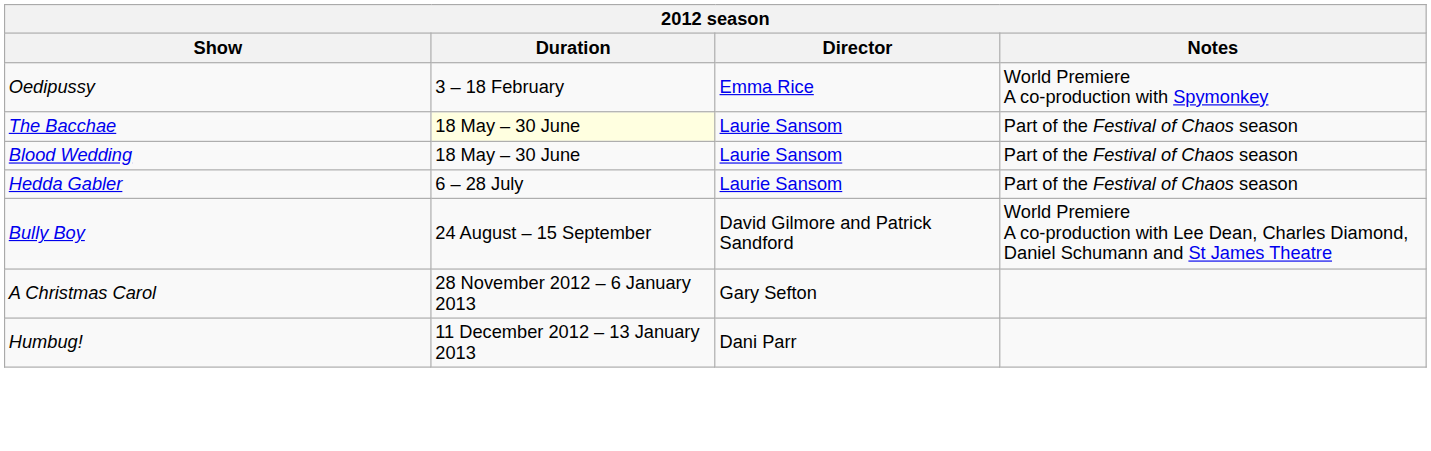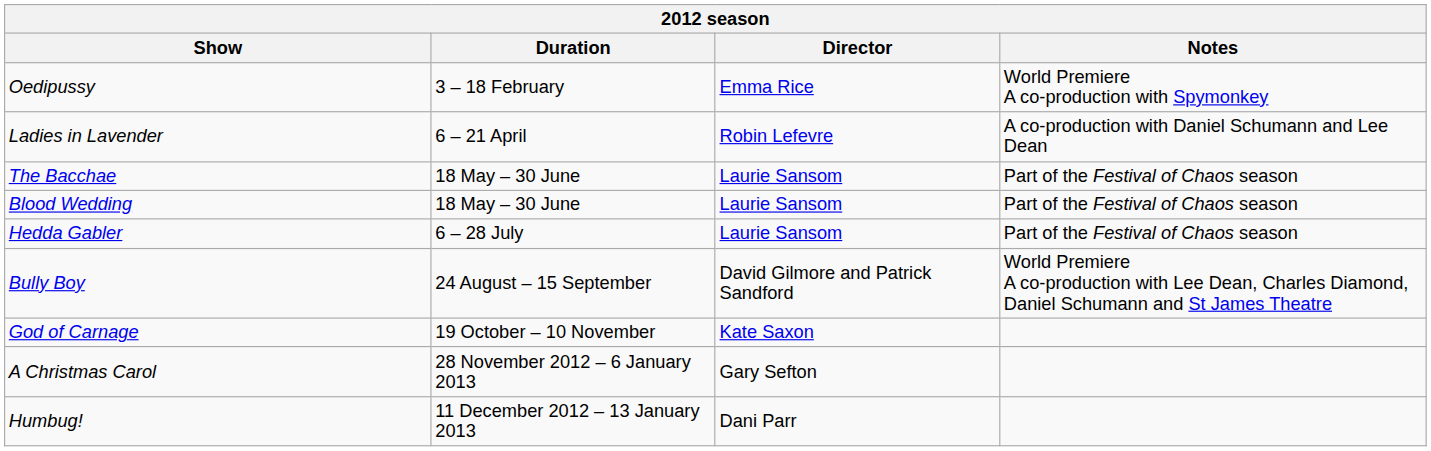+ row: (86, 136)
(508, 126) lightyellow background -> (508, 175) no background
+ row: (74, 332)
